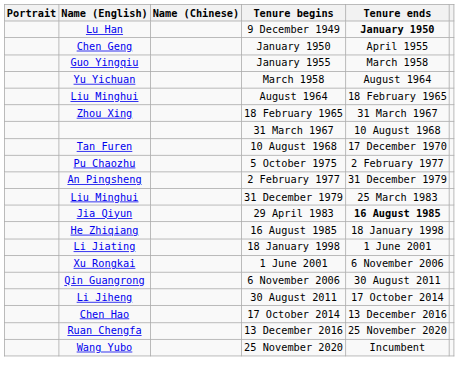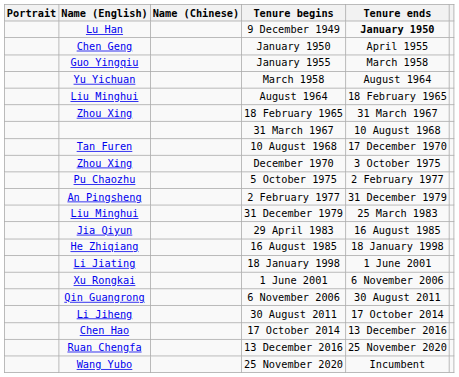+ row: (294, 163)
(397, 214) bold -> (397, 230) normal
